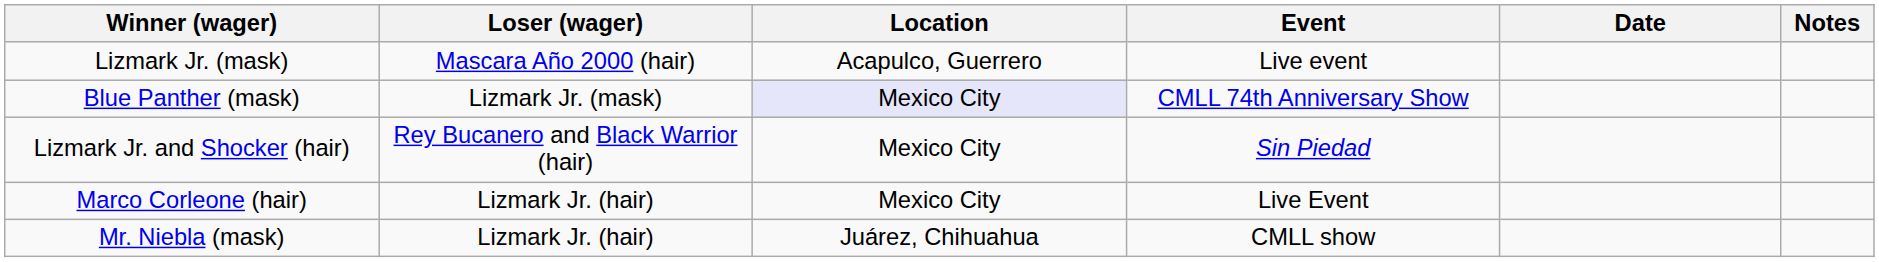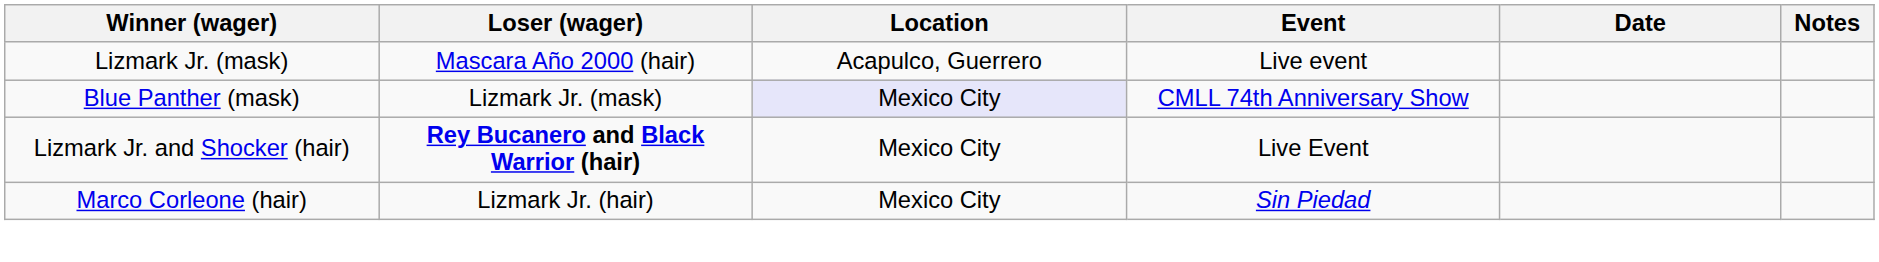(565, 149) normal -> (565, 149) bold
(1313, 149) Sin Piedad -> (1313, 149) Live Event
(1313, 200) Live Event -> (1313, 200) Sin Piedad
- row: (192, 237)
